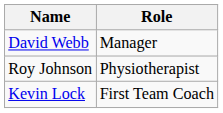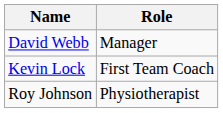rows swapped: (47, 94) <-> (50, 68)
